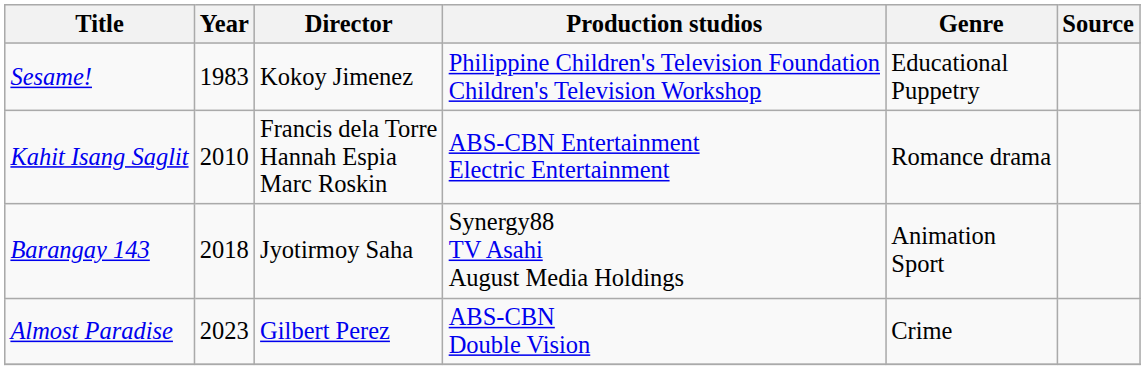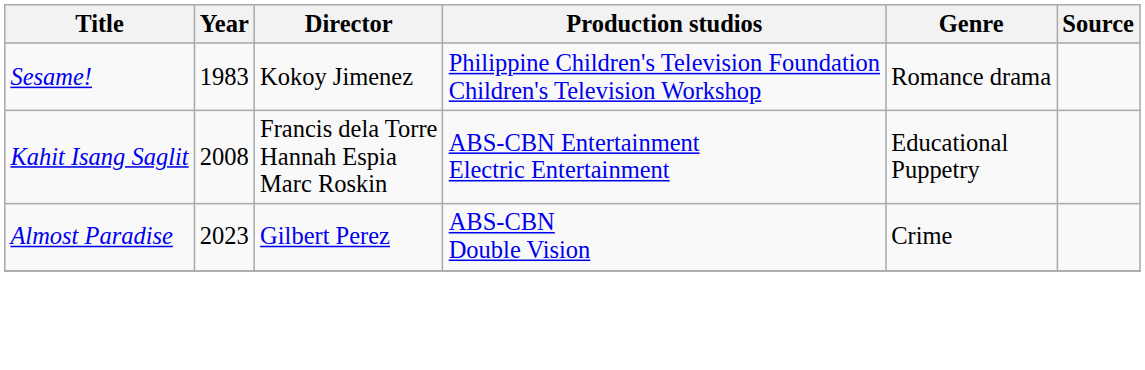(950, 76) Educational Puppetry -> (971, 76) Romance drama
(224, 156) 2010 -> (224, 156) 2008
(971, 156) Romance drama -> (950, 156) Educational Puppetry
- row: (80, 250)
